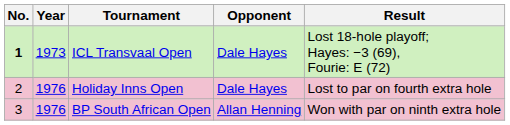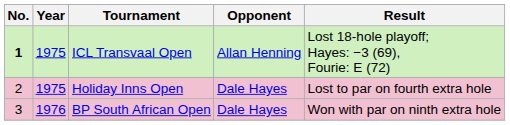(51, 52) 1973 -> (51, 52) 1975
(252, 52) Dale Hayes -> (259, 52) Allan Henning
(51, 88) 1976 -> (51, 88) 1975
(259, 110) Allan Henning -> (252, 110) Dale Hayes
